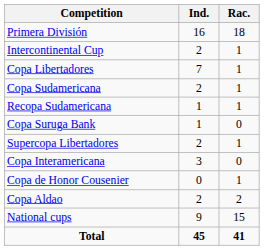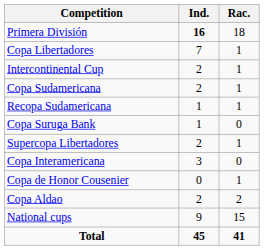(199, 32) normal -> (199, 32) bold
rows swapped: (55, 50) <-> (50, 69)
